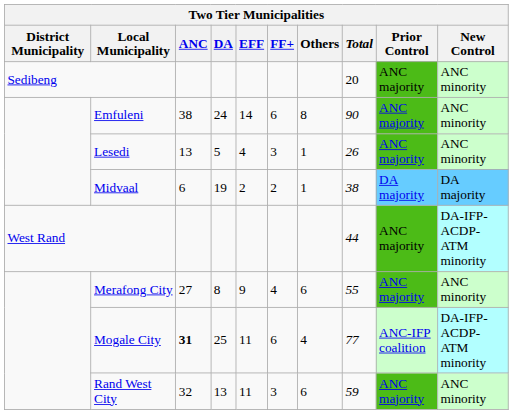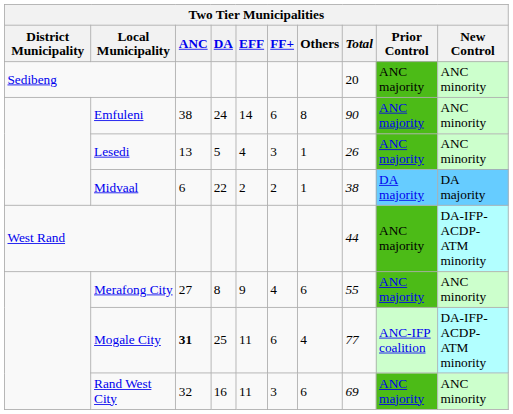(220, 187) 19 -> (220, 187) 22
(220, 391) 13 -> (220, 391) 16
(352, 391) 59 -> (352, 391) 69
